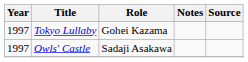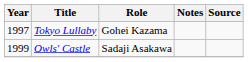(18, 48) 1997 -> (18, 48) 1999
